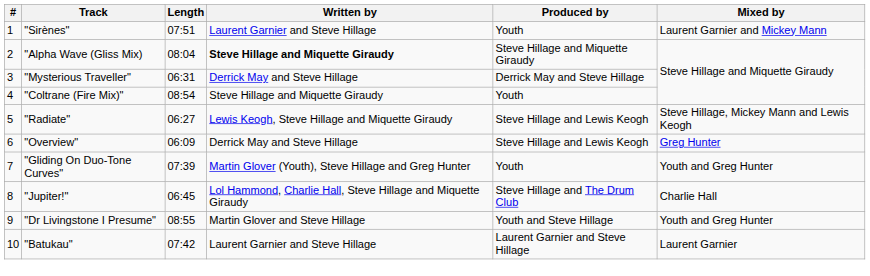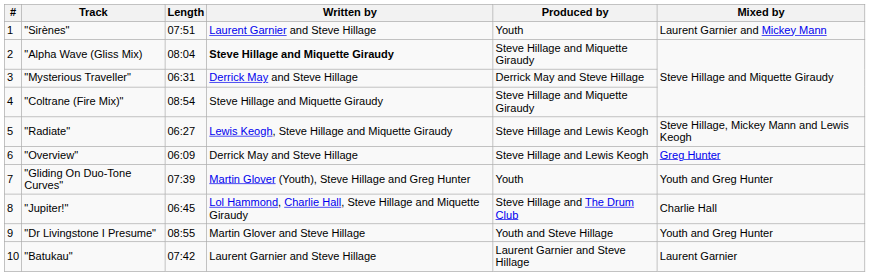(510, 95) Youth -> (562, 101) Steve Hillage and Miquette Giraudy
